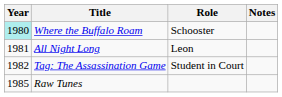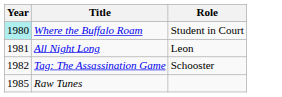- column: (262, 13)
(193, 30) Schooster -> (207, 30) Student in Court
(207, 65) Student in Court -> (193, 65) Schooster
